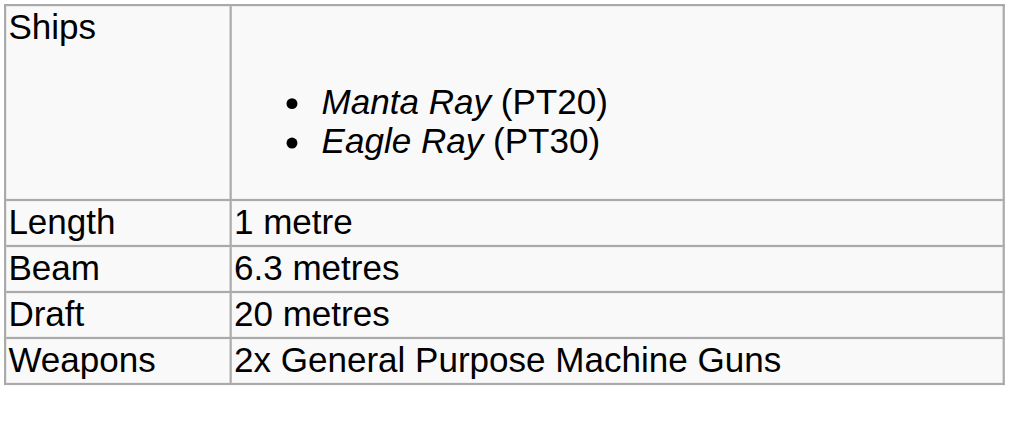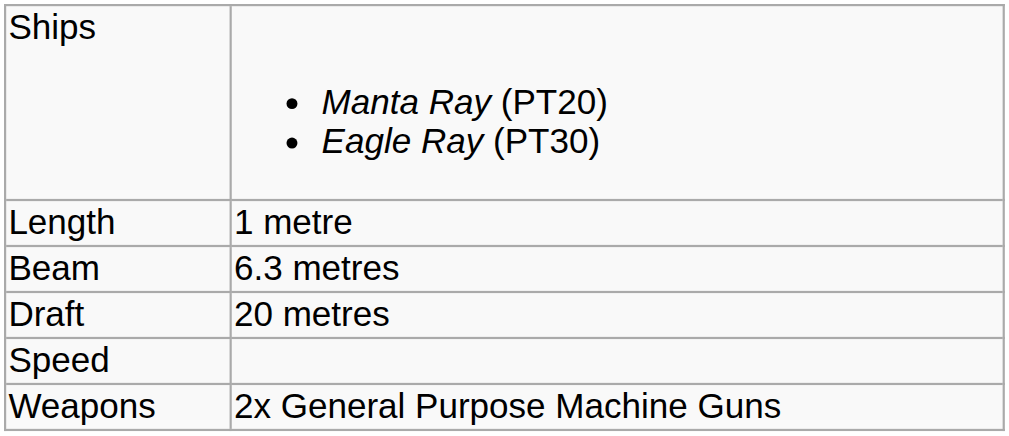+ row: (59, 360)
